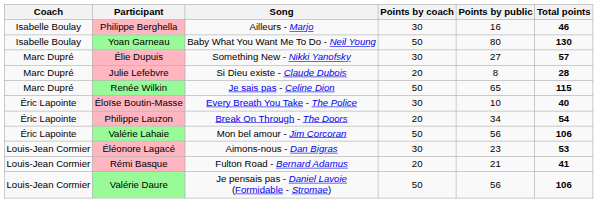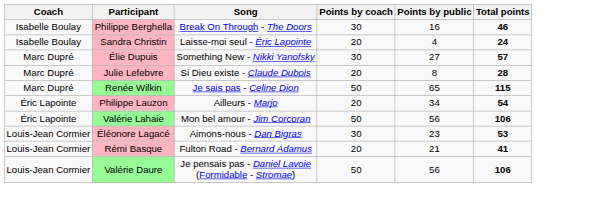(282, 27) Ailleurs - Marjo -> (246, 27) Break On Through - The Doors
+ row: (133, 42)
- row: (139, 42)
- row: (139, 103)
(282, 118) Break On Through - The Doors -> (246, 103) Ailleurs - Marjo
